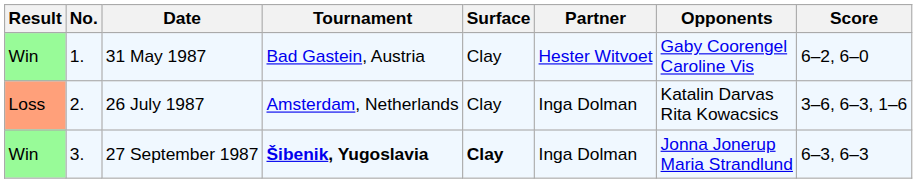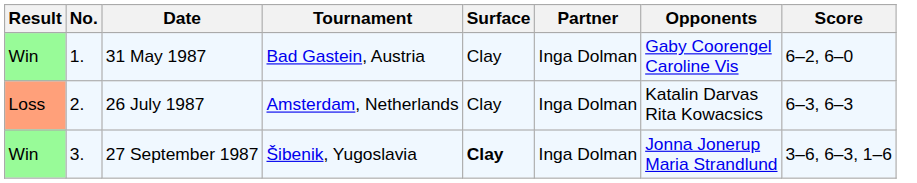(596, 56) Hester Witvoet -> (588, 56) Inga Dolman
(854, 104) 3–6, 6–3, 1–6 -> (819, 104) 6–3, 6–3
(347, 153) bold -> (342, 153) normal
(835, 153) 6–3, 6–3 -> (839, 153) 3–6, 6–3, 1–6
